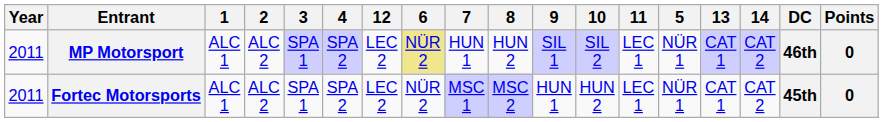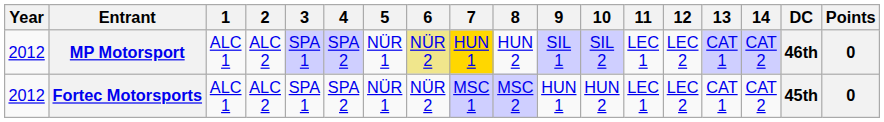columns swapped: (680, 17) <-> (382, 17)
(26, 52) 2011 -> (27, 52) 2012
(466, 52) no background -> (471, 52) gold background
(26, 96) 2011 -> (27, 96) 2012
